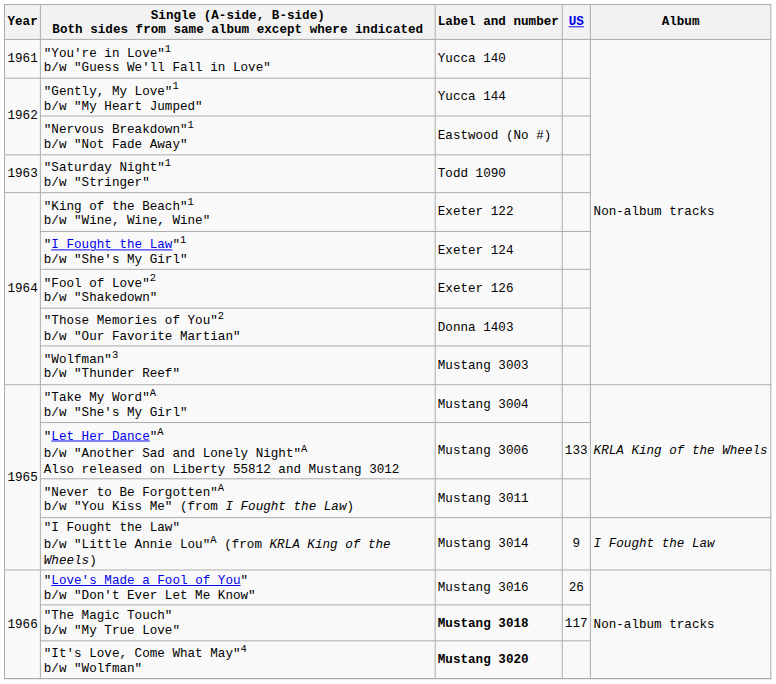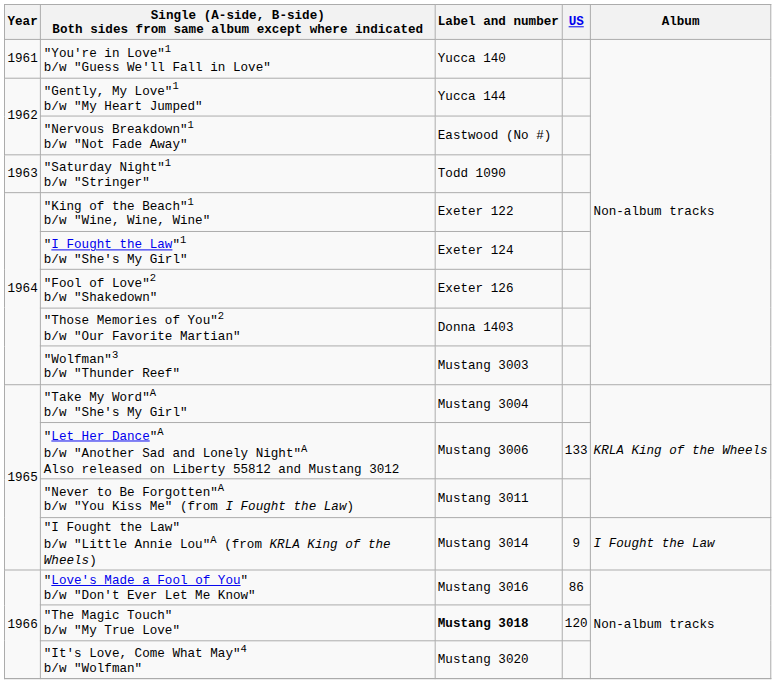(576, 588) 26 -> (576, 588) 86
(576, 623) 117 -> (576, 623) 120
(483, 660) bold -> (483, 660) normal
